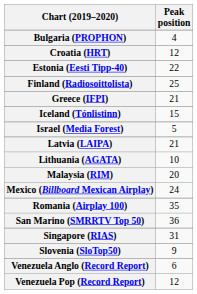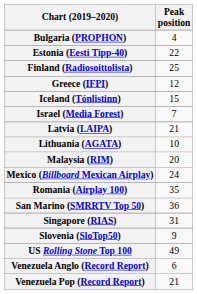- row: (80, 53)
(174, 99) 21 -> (174, 83) 12
(174, 129) 5 -> (174, 114) 7
+ row: (80, 251)
(174, 281) 12 -> (174, 281) 21
